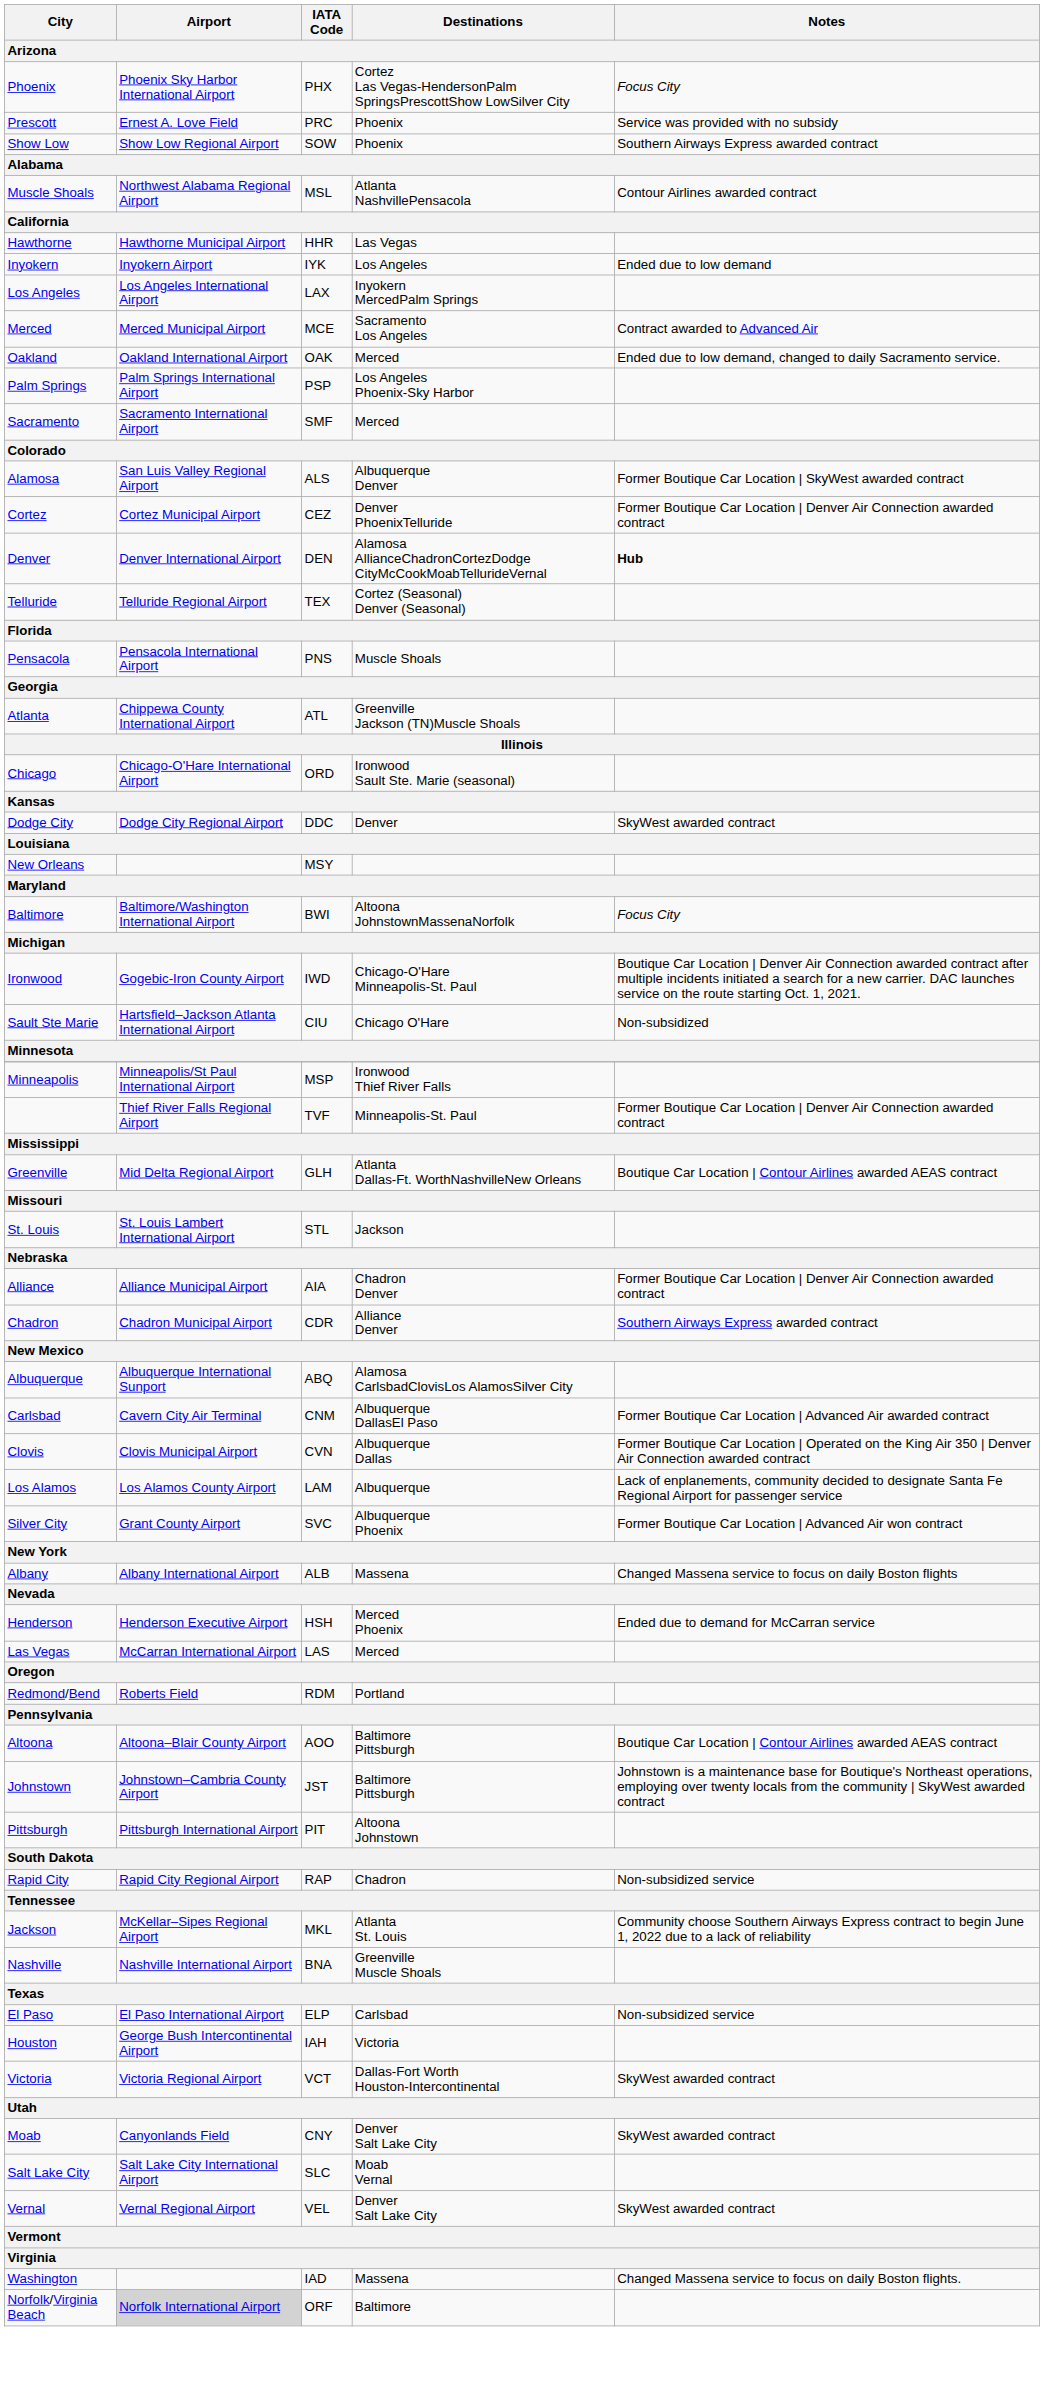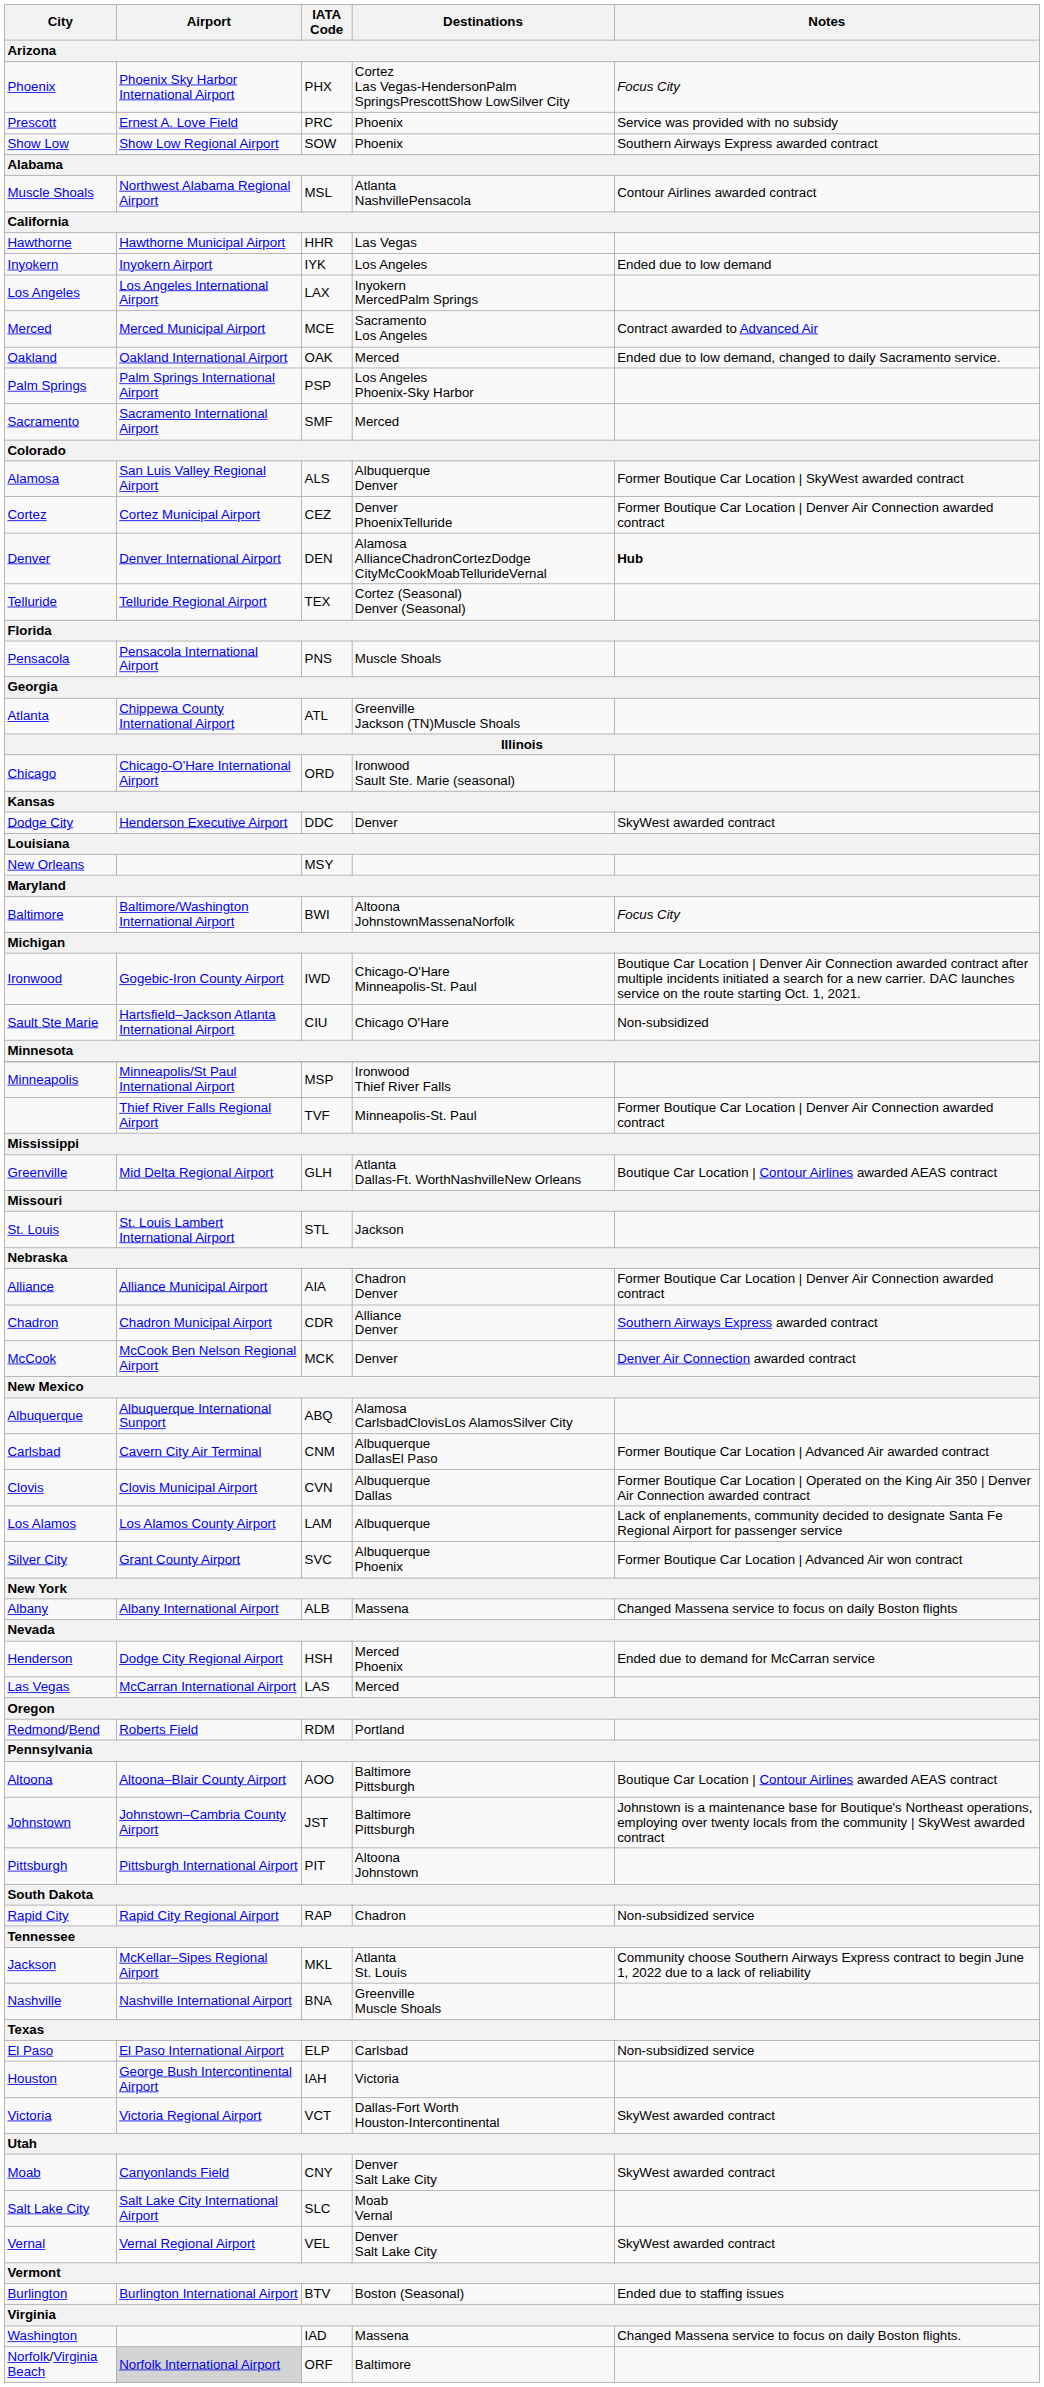(201, 822) Dodge City Regional Airport -> (203, 822) Henderson Executive Airport
+ row: (32, 1358)
(203, 1622) Henderson Executive Airport -> (201, 1658) Dodge City Regional Airport
+ row: (37, 2294)
